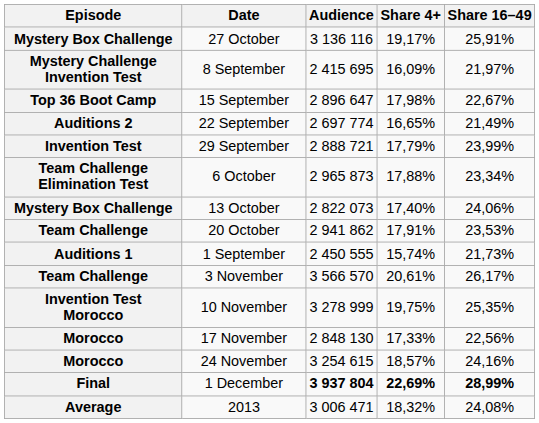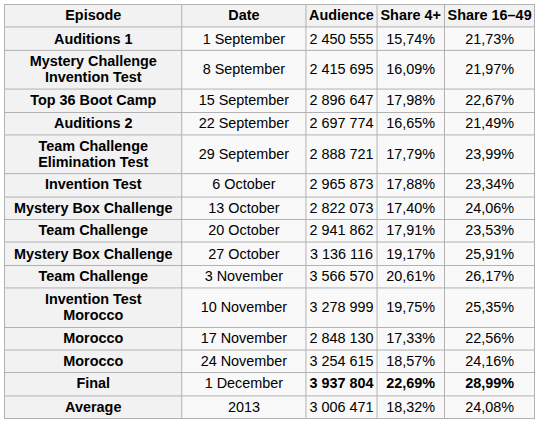rows swapped: (244, 253) <-> (244, 38)
(93, 146) Invention Test -> (93, 154) Team Challenge Elimination Test
(93, 177) Team Challenge Elimination Test -> (93, 185) Invention Test
